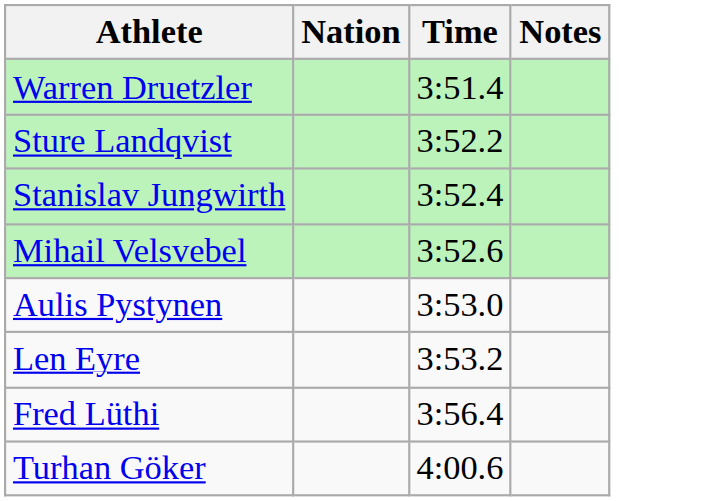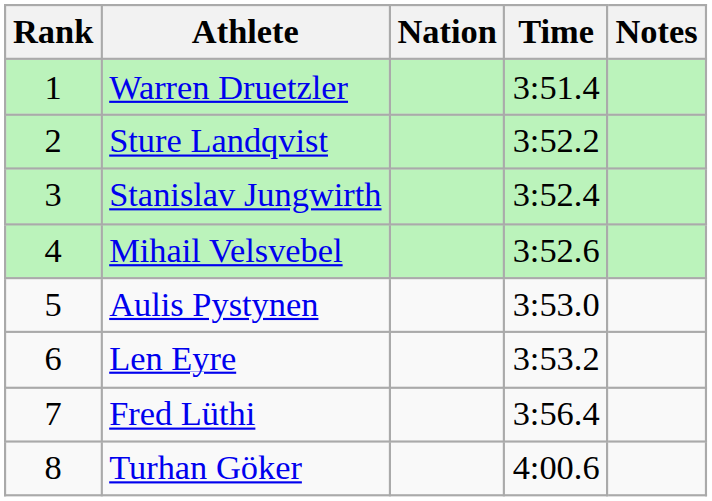+ column: (53, 31)
